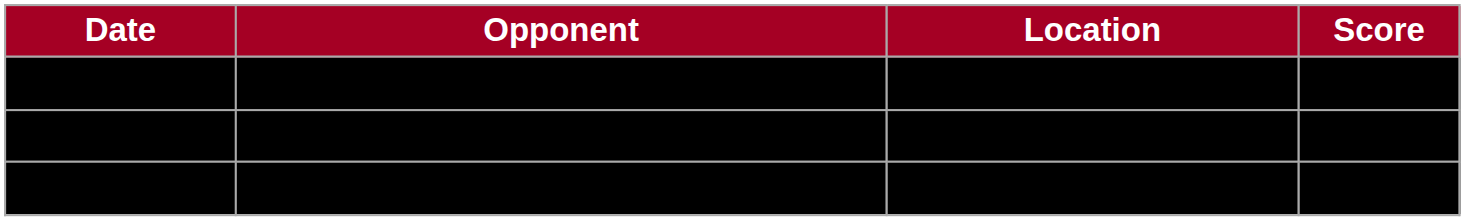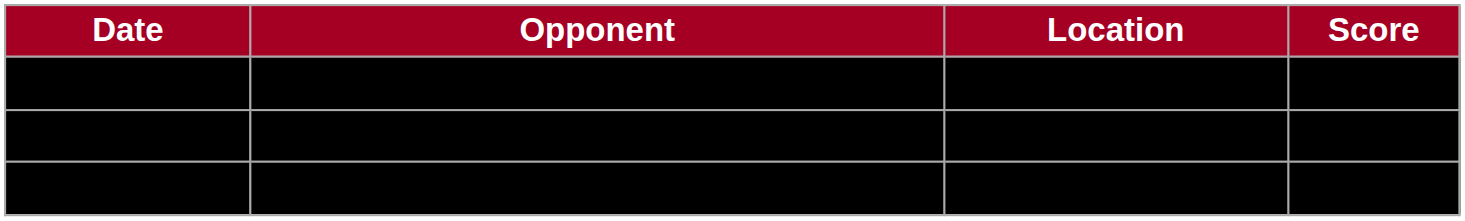(1092, 135) Waterloo, Ontario -> (1116, 135) Waterloo, ON
(1092, 187) Waterloo, Ontario -> (1116, 187) Waterloo, ON
